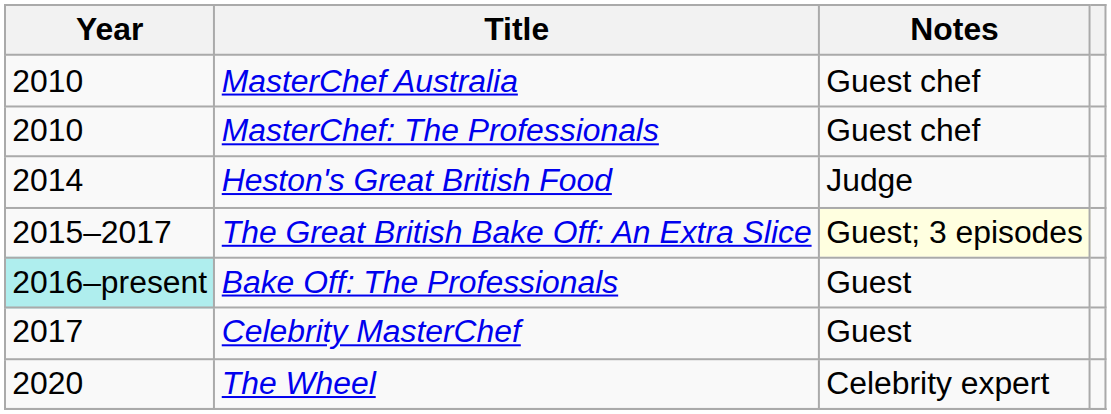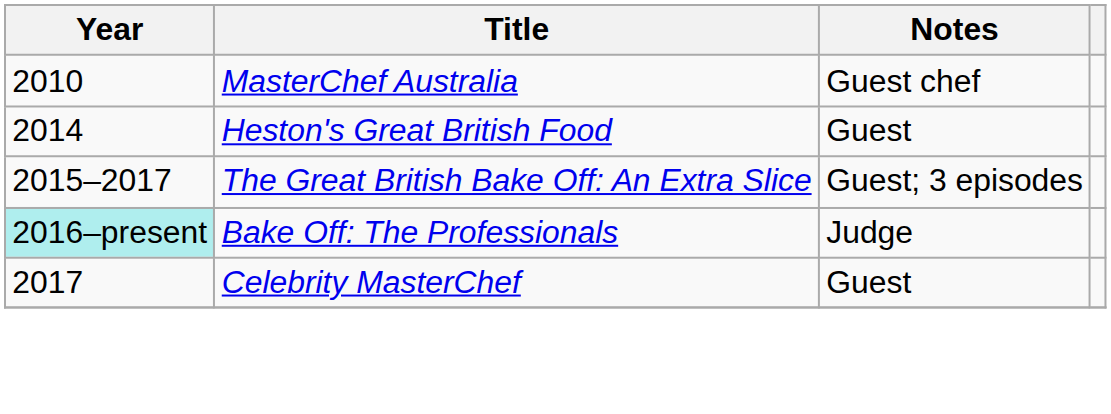- row: (440, 130)
(870, 181) Judge -> (869, 130) Guest
(955, 231) lightyellow background -> (955, 181) no background
(869, 282) Guest -> (870, 231) Judge
- row: (299, 383)
